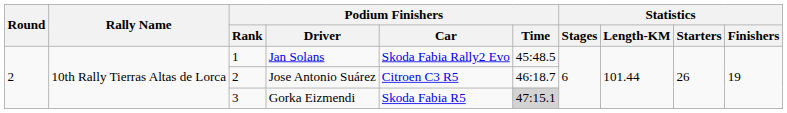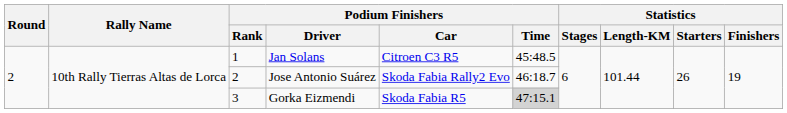(446, 56) Skoda Fabia Rally2 Evo -> (420, 56) Citroen C3 R5
(420, 77) Citroen C3 R5 -> (446, 77) Skoda Fabia Rally2 Evo
